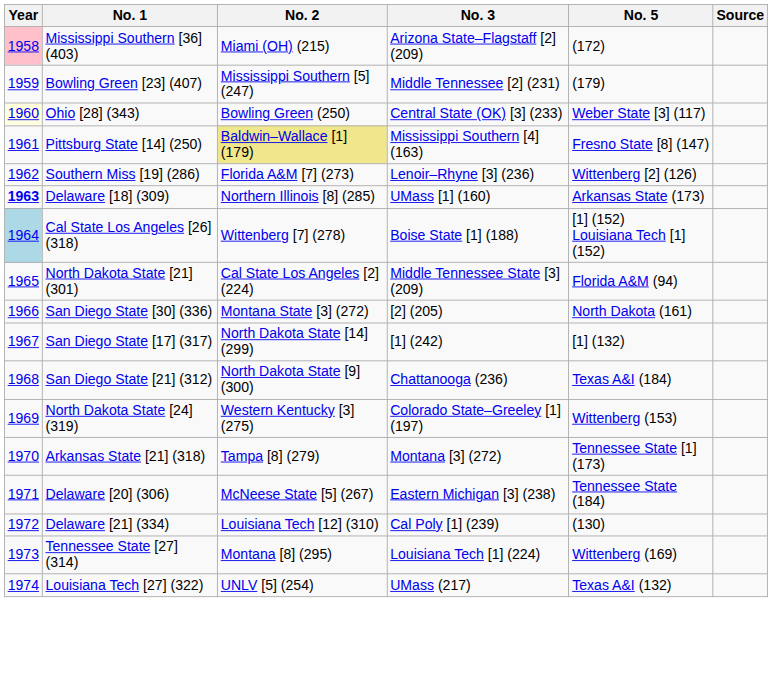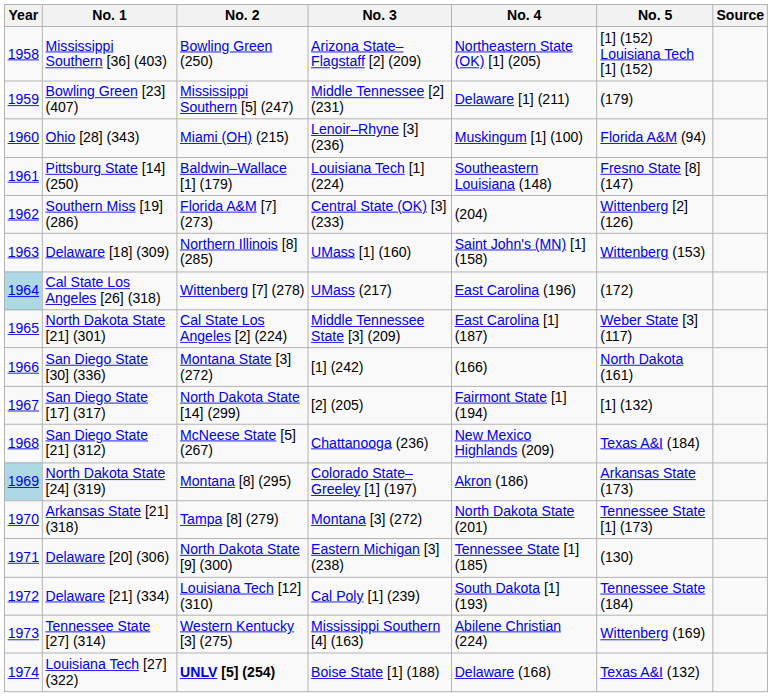+ column: (524, 15)
(23, 45) pink background -> (23, 53) no background
(275, 45) Miami (OH) (215) -> (226, 53) Bowling Green (250)
(589, 45) (172) -> (647, 53) [1] (152) Louisiana Tech [1] (152)
(23, 114) lightyellow background -> (23, 138) no background
(285, 114) Bowling Green (250) -> (234, 138) Miami (OH) (215)
(476, 114) Central State (OK) [3] (233) -> (365, 138) Lenoir–Rhyne [3] (236)
(639, 114) Weber State [3] (117) -> (653, 138) Florida A&M (94)
(284, 144) khaki background -> (233, 176) no background
(465, 144) Mississippi Southern [4] (163) -> (368, 176) Louisiana Tech [1] (224)
(462, 174) Lenoir–Rhyne [3] (236) -> (379, 214) Central State (OK) [3] (233)
(23, 197) bold -> (23, 252) normal
(638, 197) Arkansas State (173) -> (653, 252) Wittenberg (153)
(454, 235) Boise State [1] (188) -> (351, 290) UMass (217)
(629, 235) [1] (152) Louisiana Tech [1] (152) -> (617, 290) (172)
(625, 281) Florida A&M (94) -> (649, 328) Weber State [3] (117)
(416, 311) [2] (205) -> (337, 367) [1] (242)
(416, 341) [1] (242) -> (337, 405) [2] (205)
(290, 380) North Dakota State [9] (300) -> (238, 443) McNeese State [5] (267)
(23, 418) no background -> (23, 481) lightblue background
(288, 418) Western Kentucky [3] (275) -> (236, 481) Montana [8] (295)
(625, 418) Wittenberg (153) -> (648, 481) Arkansas State (173)
(297, 494) McNeese State [5] (267) -> (240, 557) North Dakota State [9] (300)
(625, 494) Tennessee State (184) -> (617, 557) (130)
(589, 524) (130) -> (653, 596) Tennessee State (184)
(276, 555) Montana [8] (295) -> (237, 634) Western Kentucky [3] (275)
(465, 555) Louisiana Tech [1] (224) -> (376, 634) Mississippi Southern [4] (163)
(267, 585) normal -> (228, 672) bold
(430, 585) UMass (217) -> (375, 672) Boise State [1] (188)
